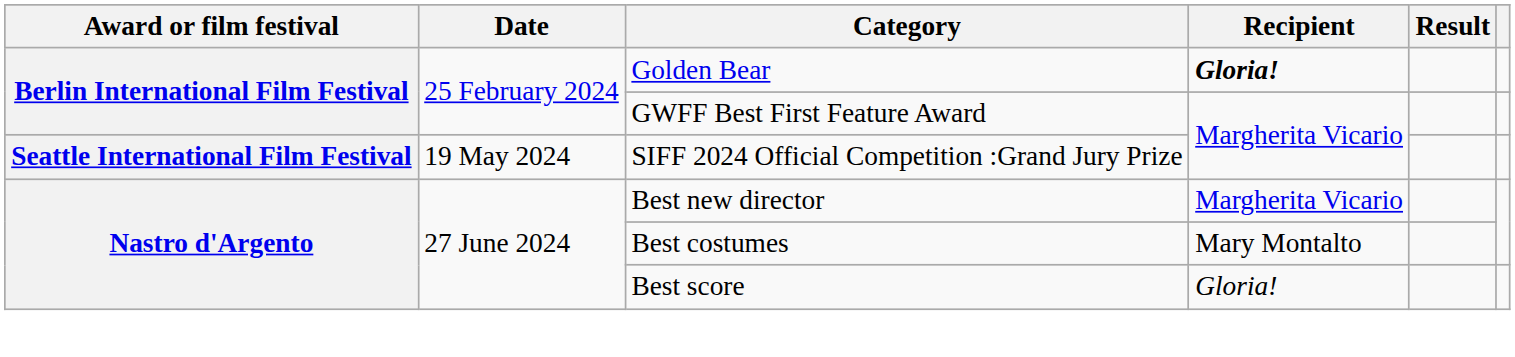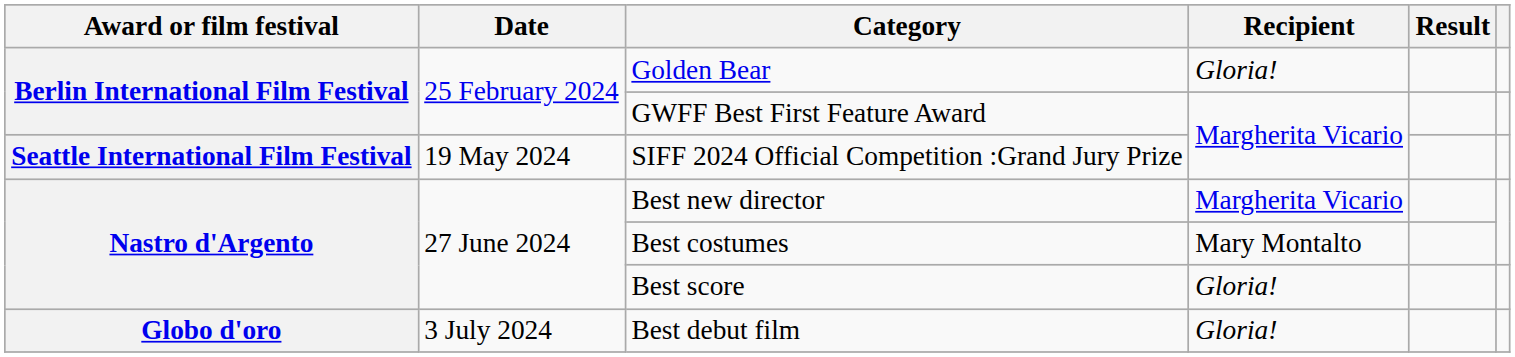(1237, 69) bold -> (1236, 69) normal
+ row: (716, 329)
